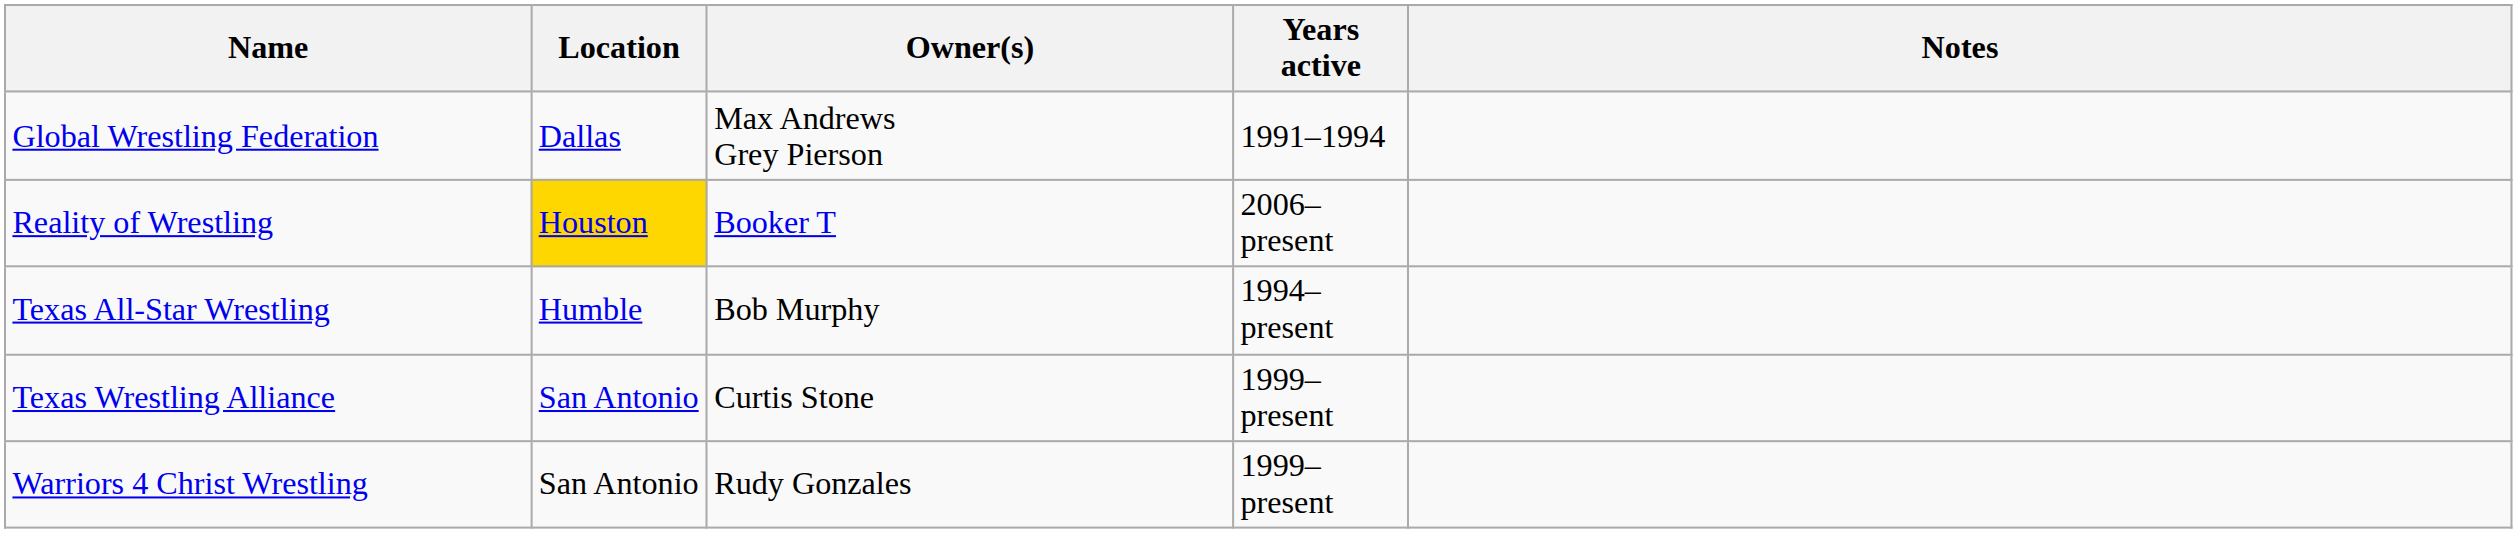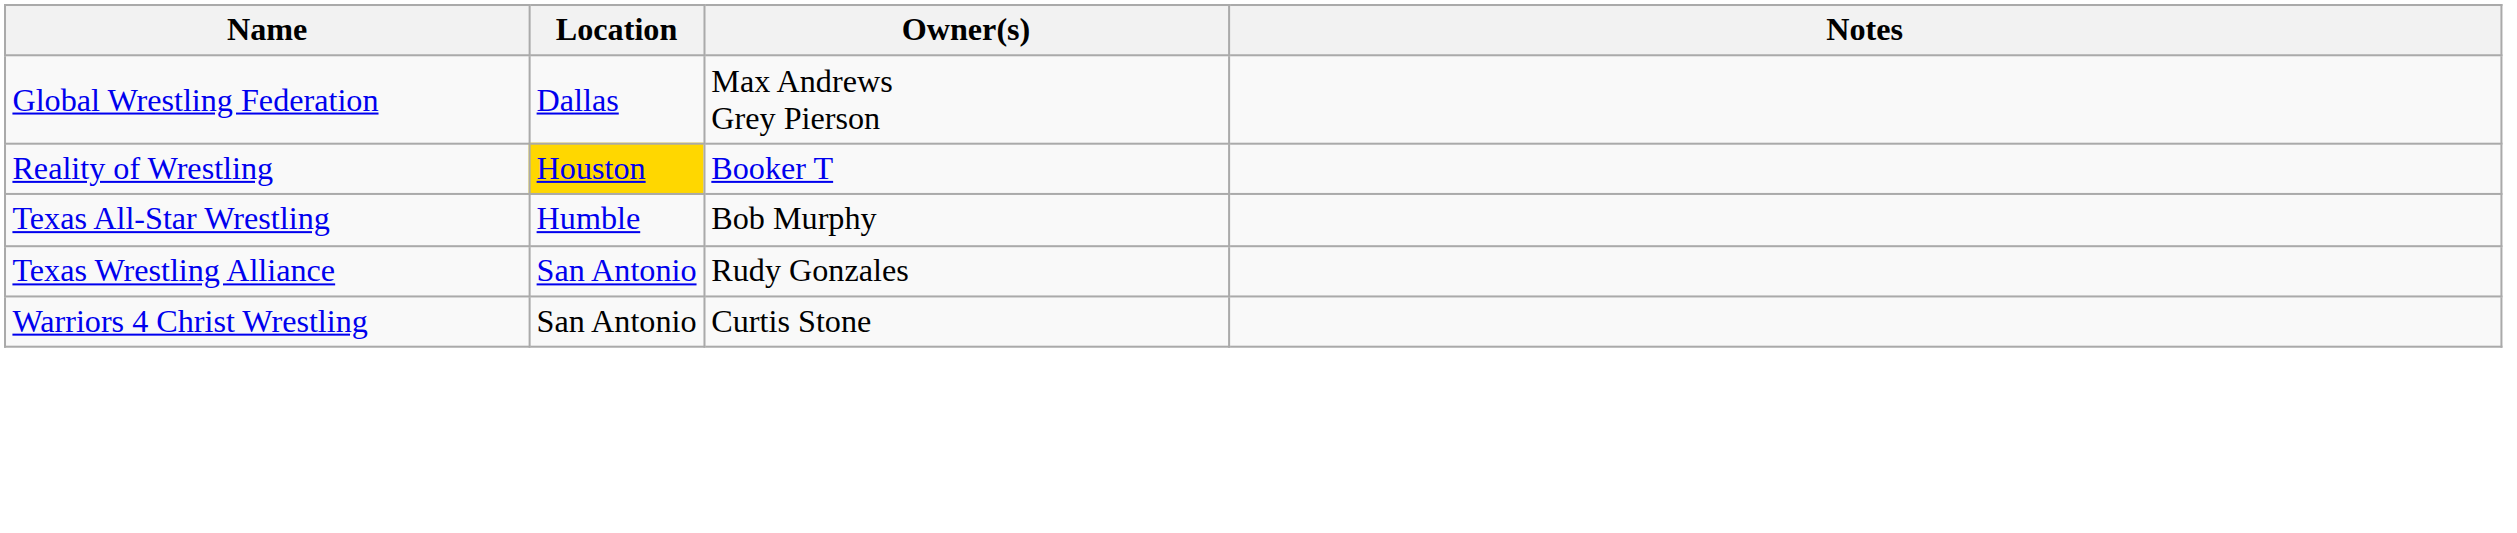- column: (1321, 48)
(794, 396) Curtis Stone -> (810, 270) Rudy Gonzales
(813, 484) Rudy Gonzales -> (791, 321) Curtis Stone
